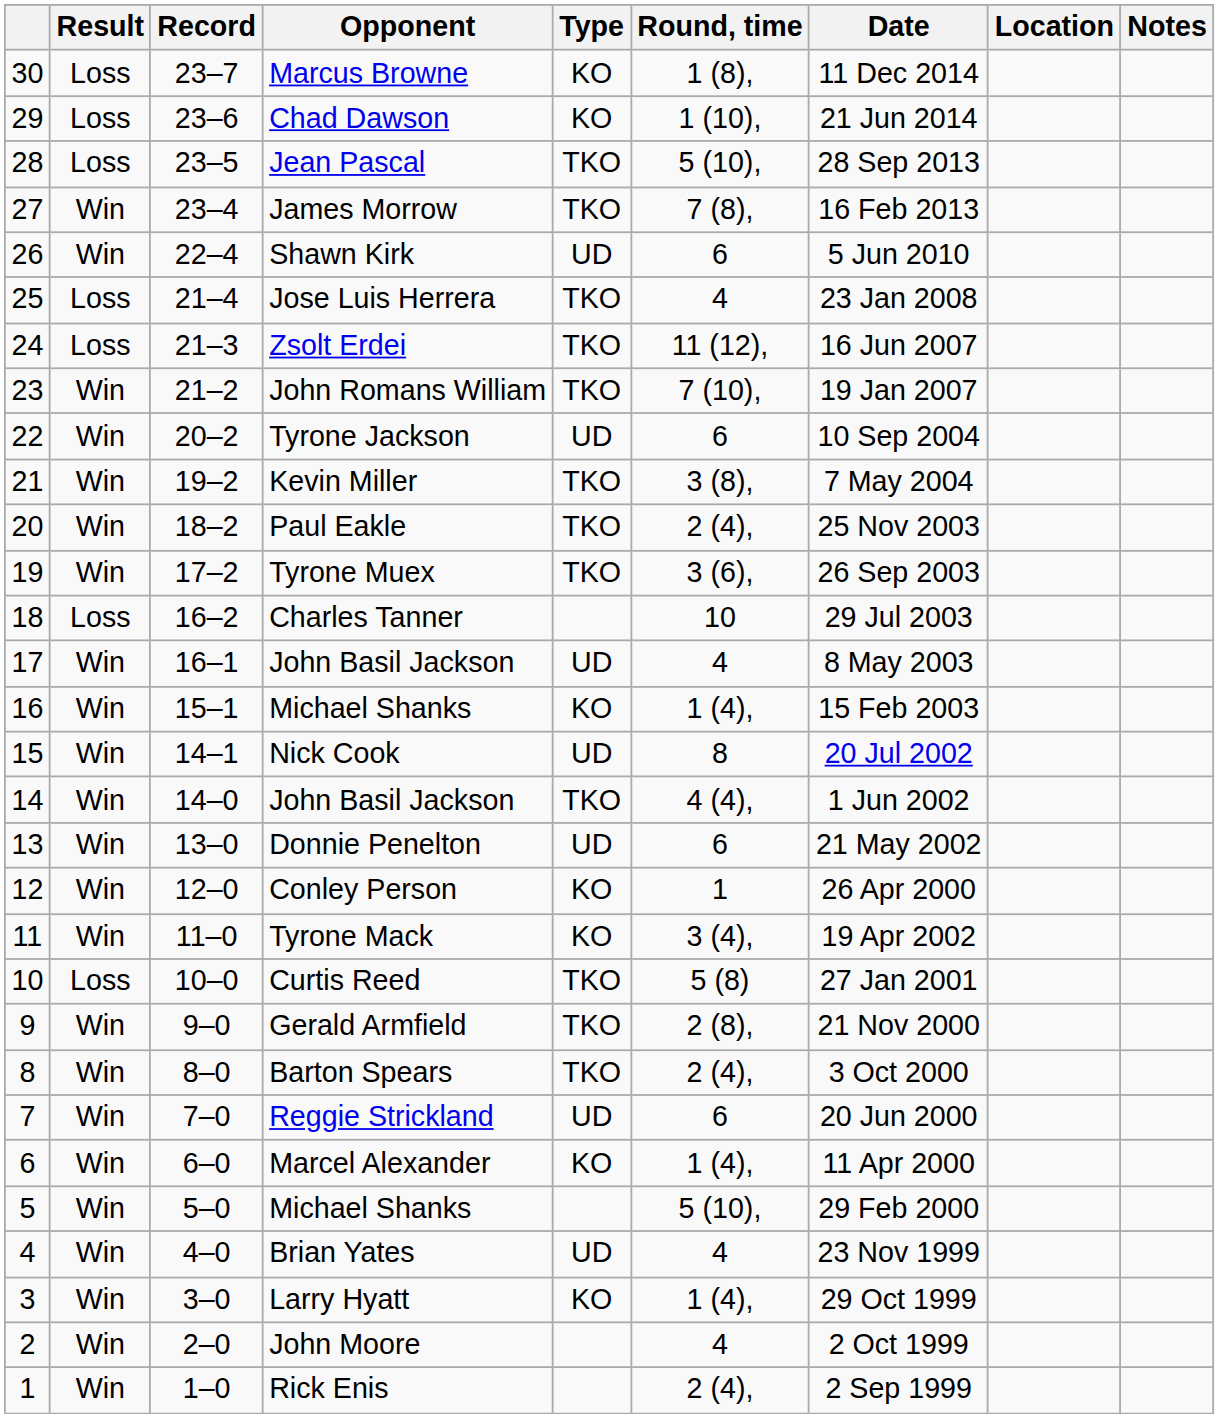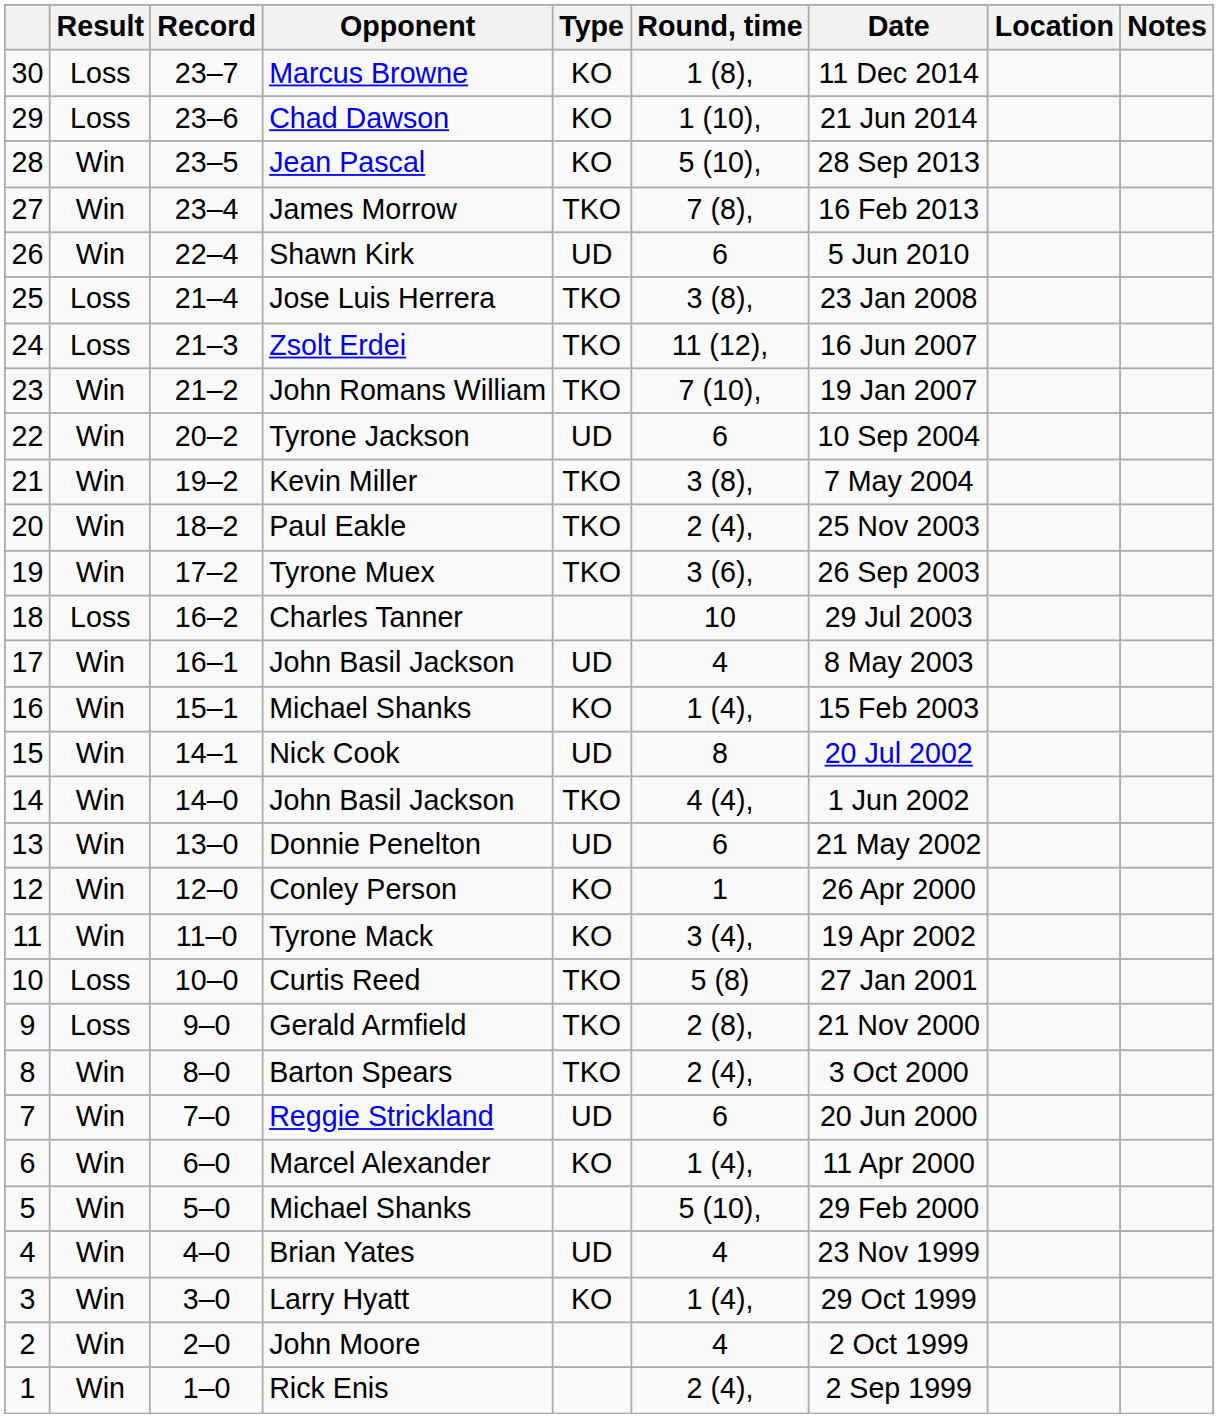(100, 163) Loss -> (100, 163) Win
(592, 163) TKO -> (592, 163) KO
(720, 299) 4 -> (720, 299) 3 (8),
(100, 1026) Win -> (100, 1026) Loss
